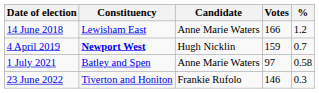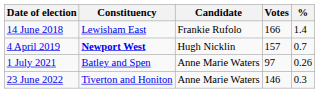(219, 29) Anne Marie Waters -> (210, 29) Frankie Rufolo
(300, 29) 1.2 -> (300, 29) 1.4
(272, 46) 159 -> (272, 46) 157
(303, 63) 0.58 -> (303, 63) 0.26
(210, 79) Frankie Rufolo -> (219, 79) Anne Marie Waters
